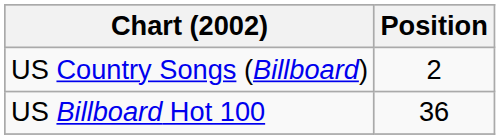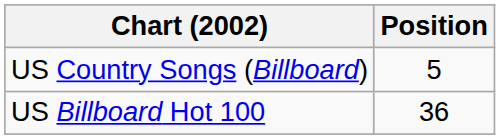(434, 69) 2 -> (434, 69) 5
